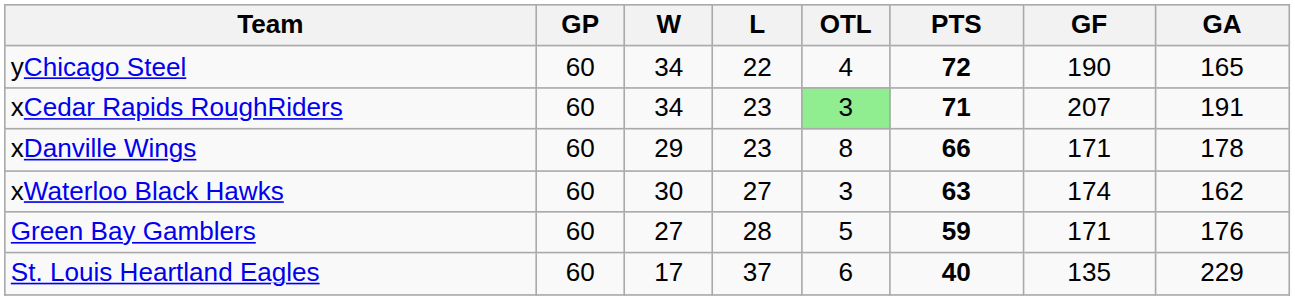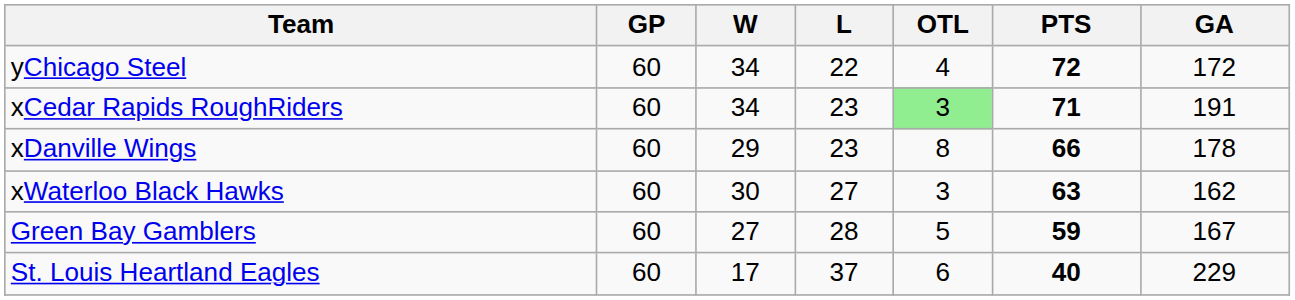- column: (1089, 25)
(1222, 66) 165 -> (1214, 66) 172
(1222, 231) 176 -> (1214, 231) 167
